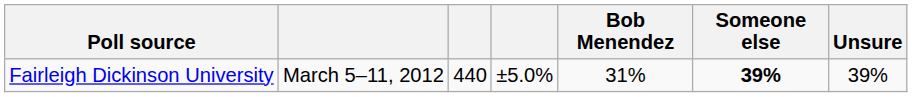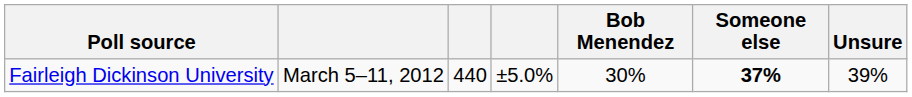(626, 75) 31% -> (626, 75) 30%
(761, 75) 39% -> (761, 75) 37%
